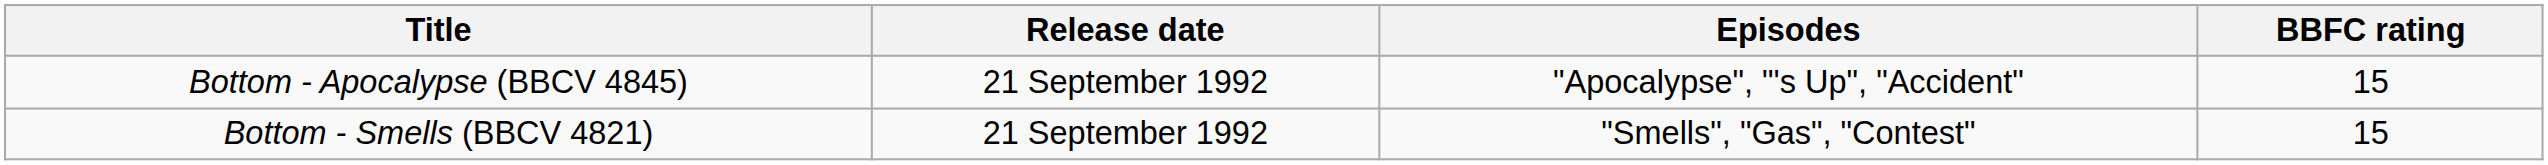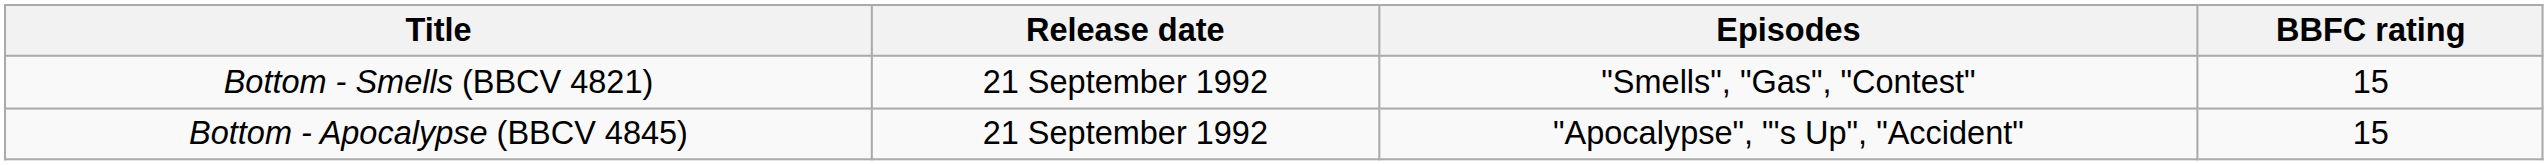rows swapped: (438, 133) <-> (439, 81)
